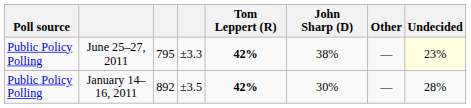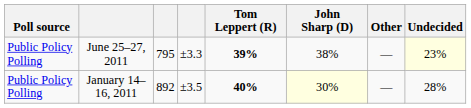(246, 53) 42% -> (246, 53) 39%
(246, 86) 42% -> (246, 86) 40%
(327, 86) no background -> (327, 86) lightyellow background
